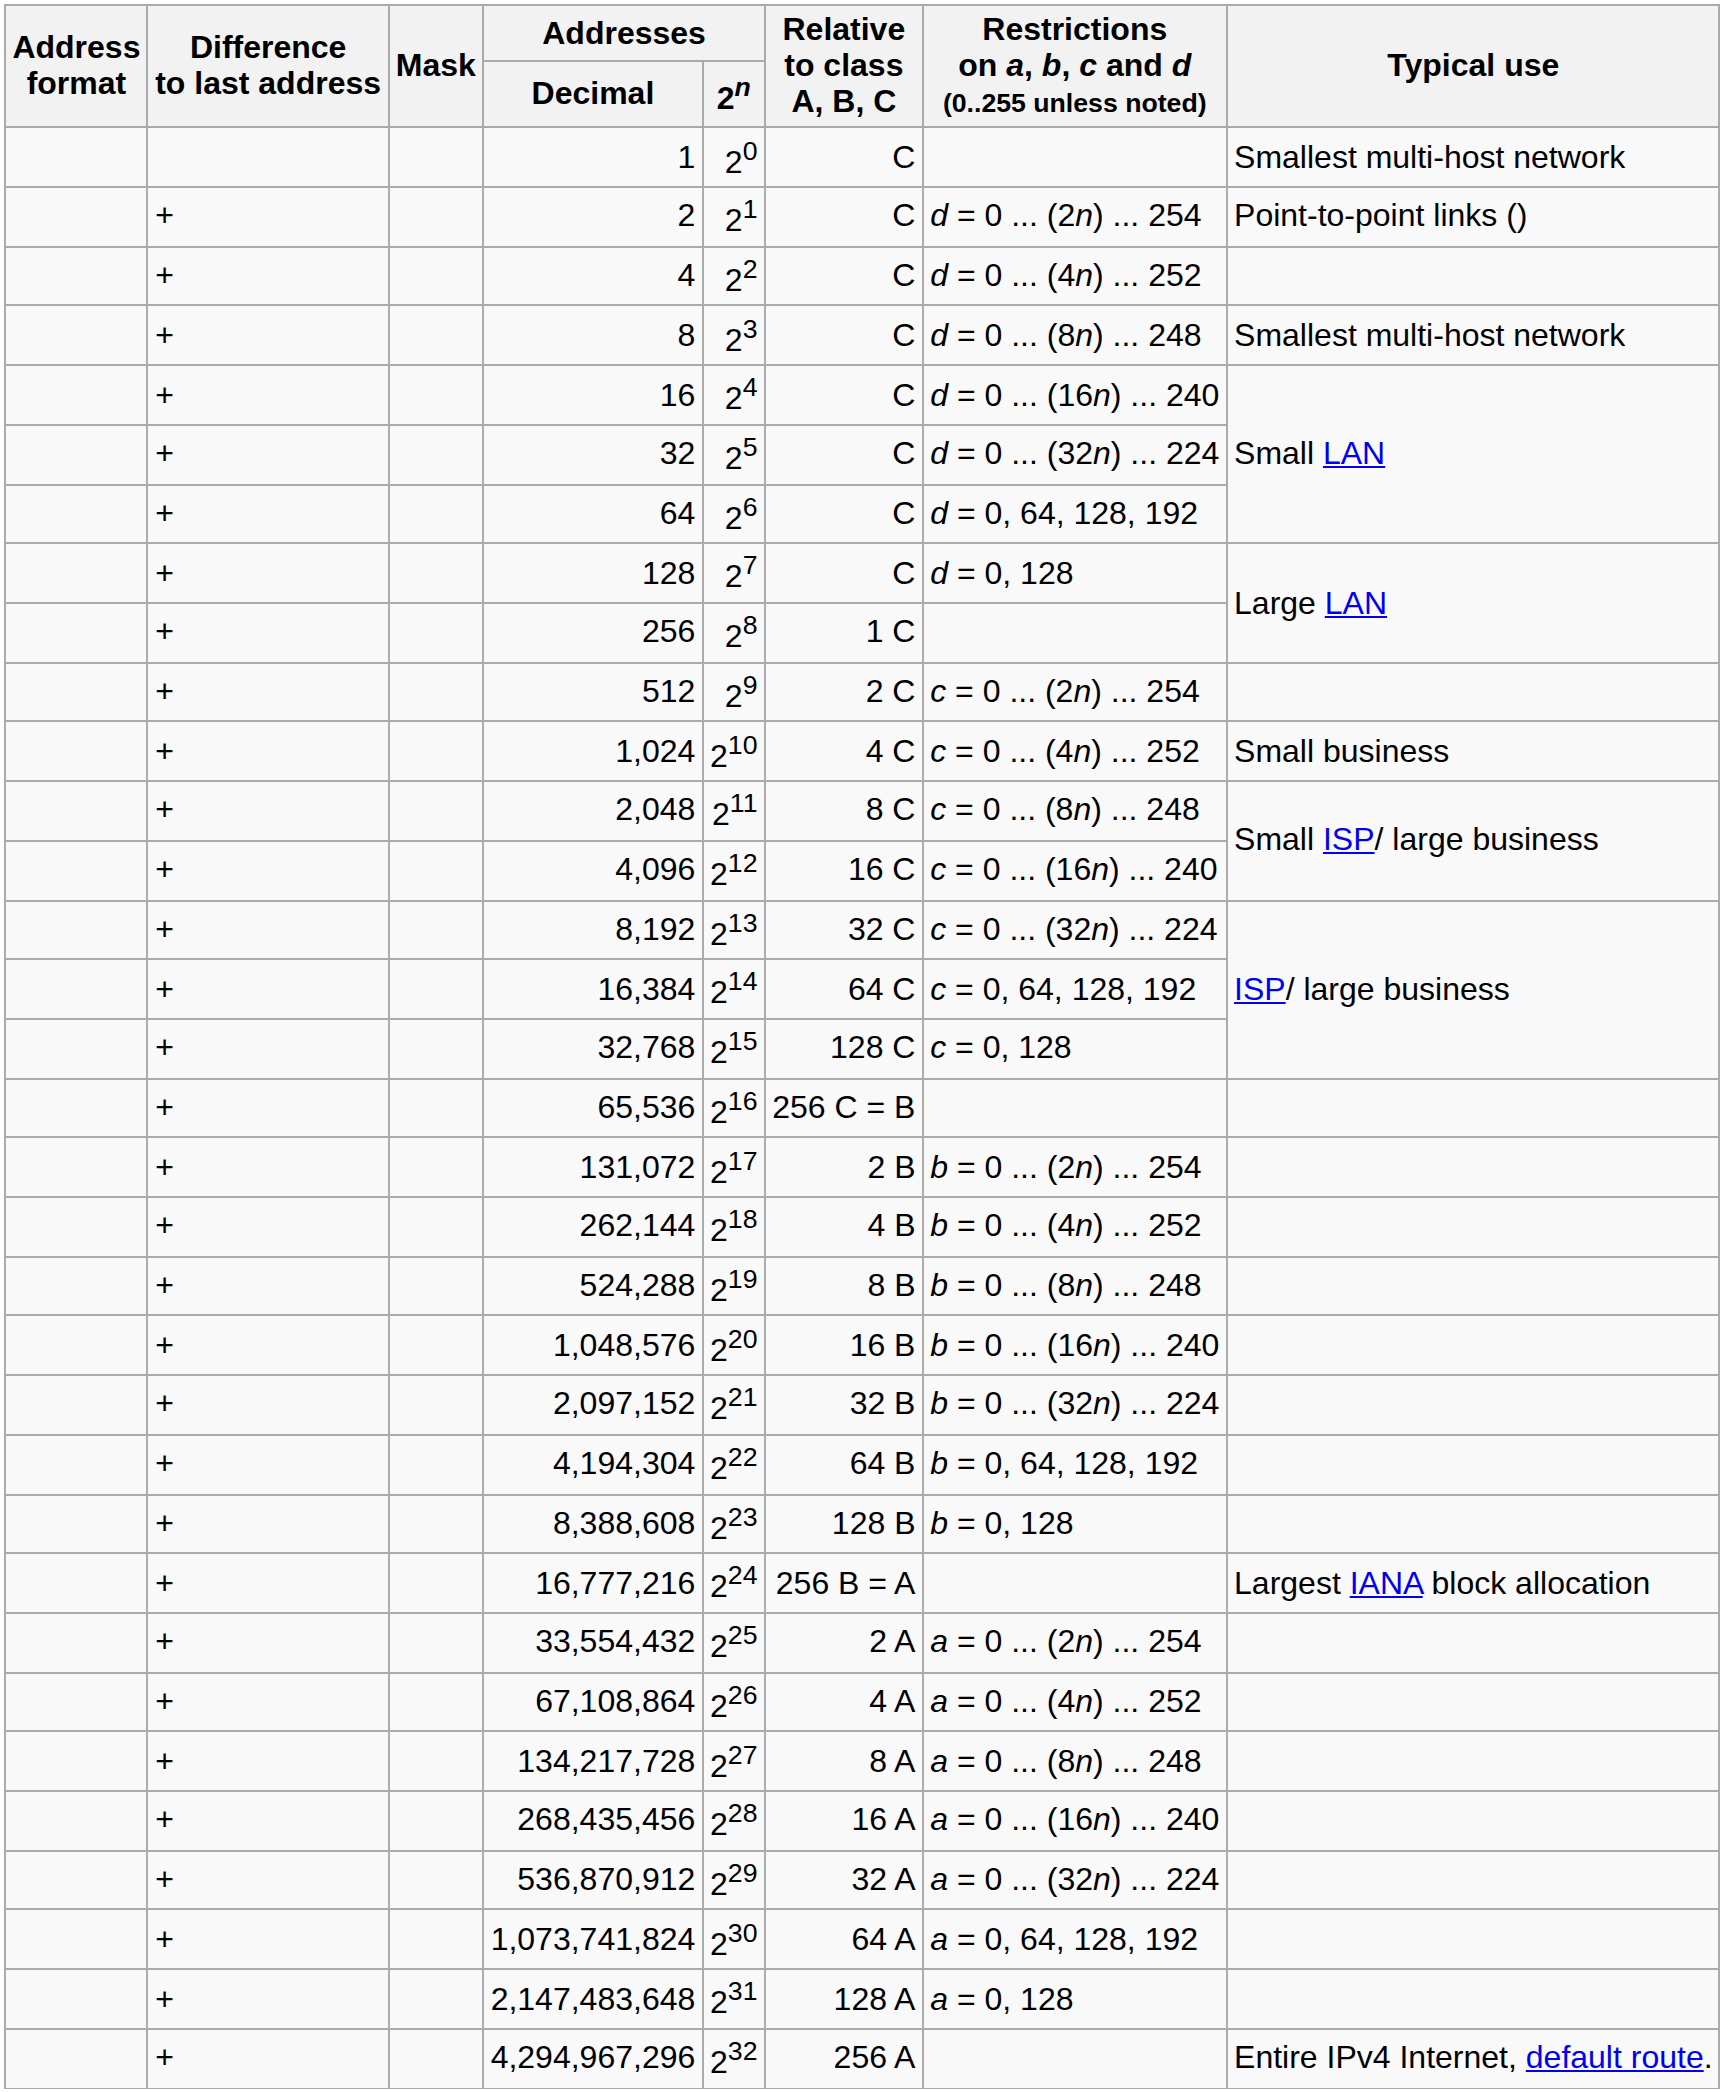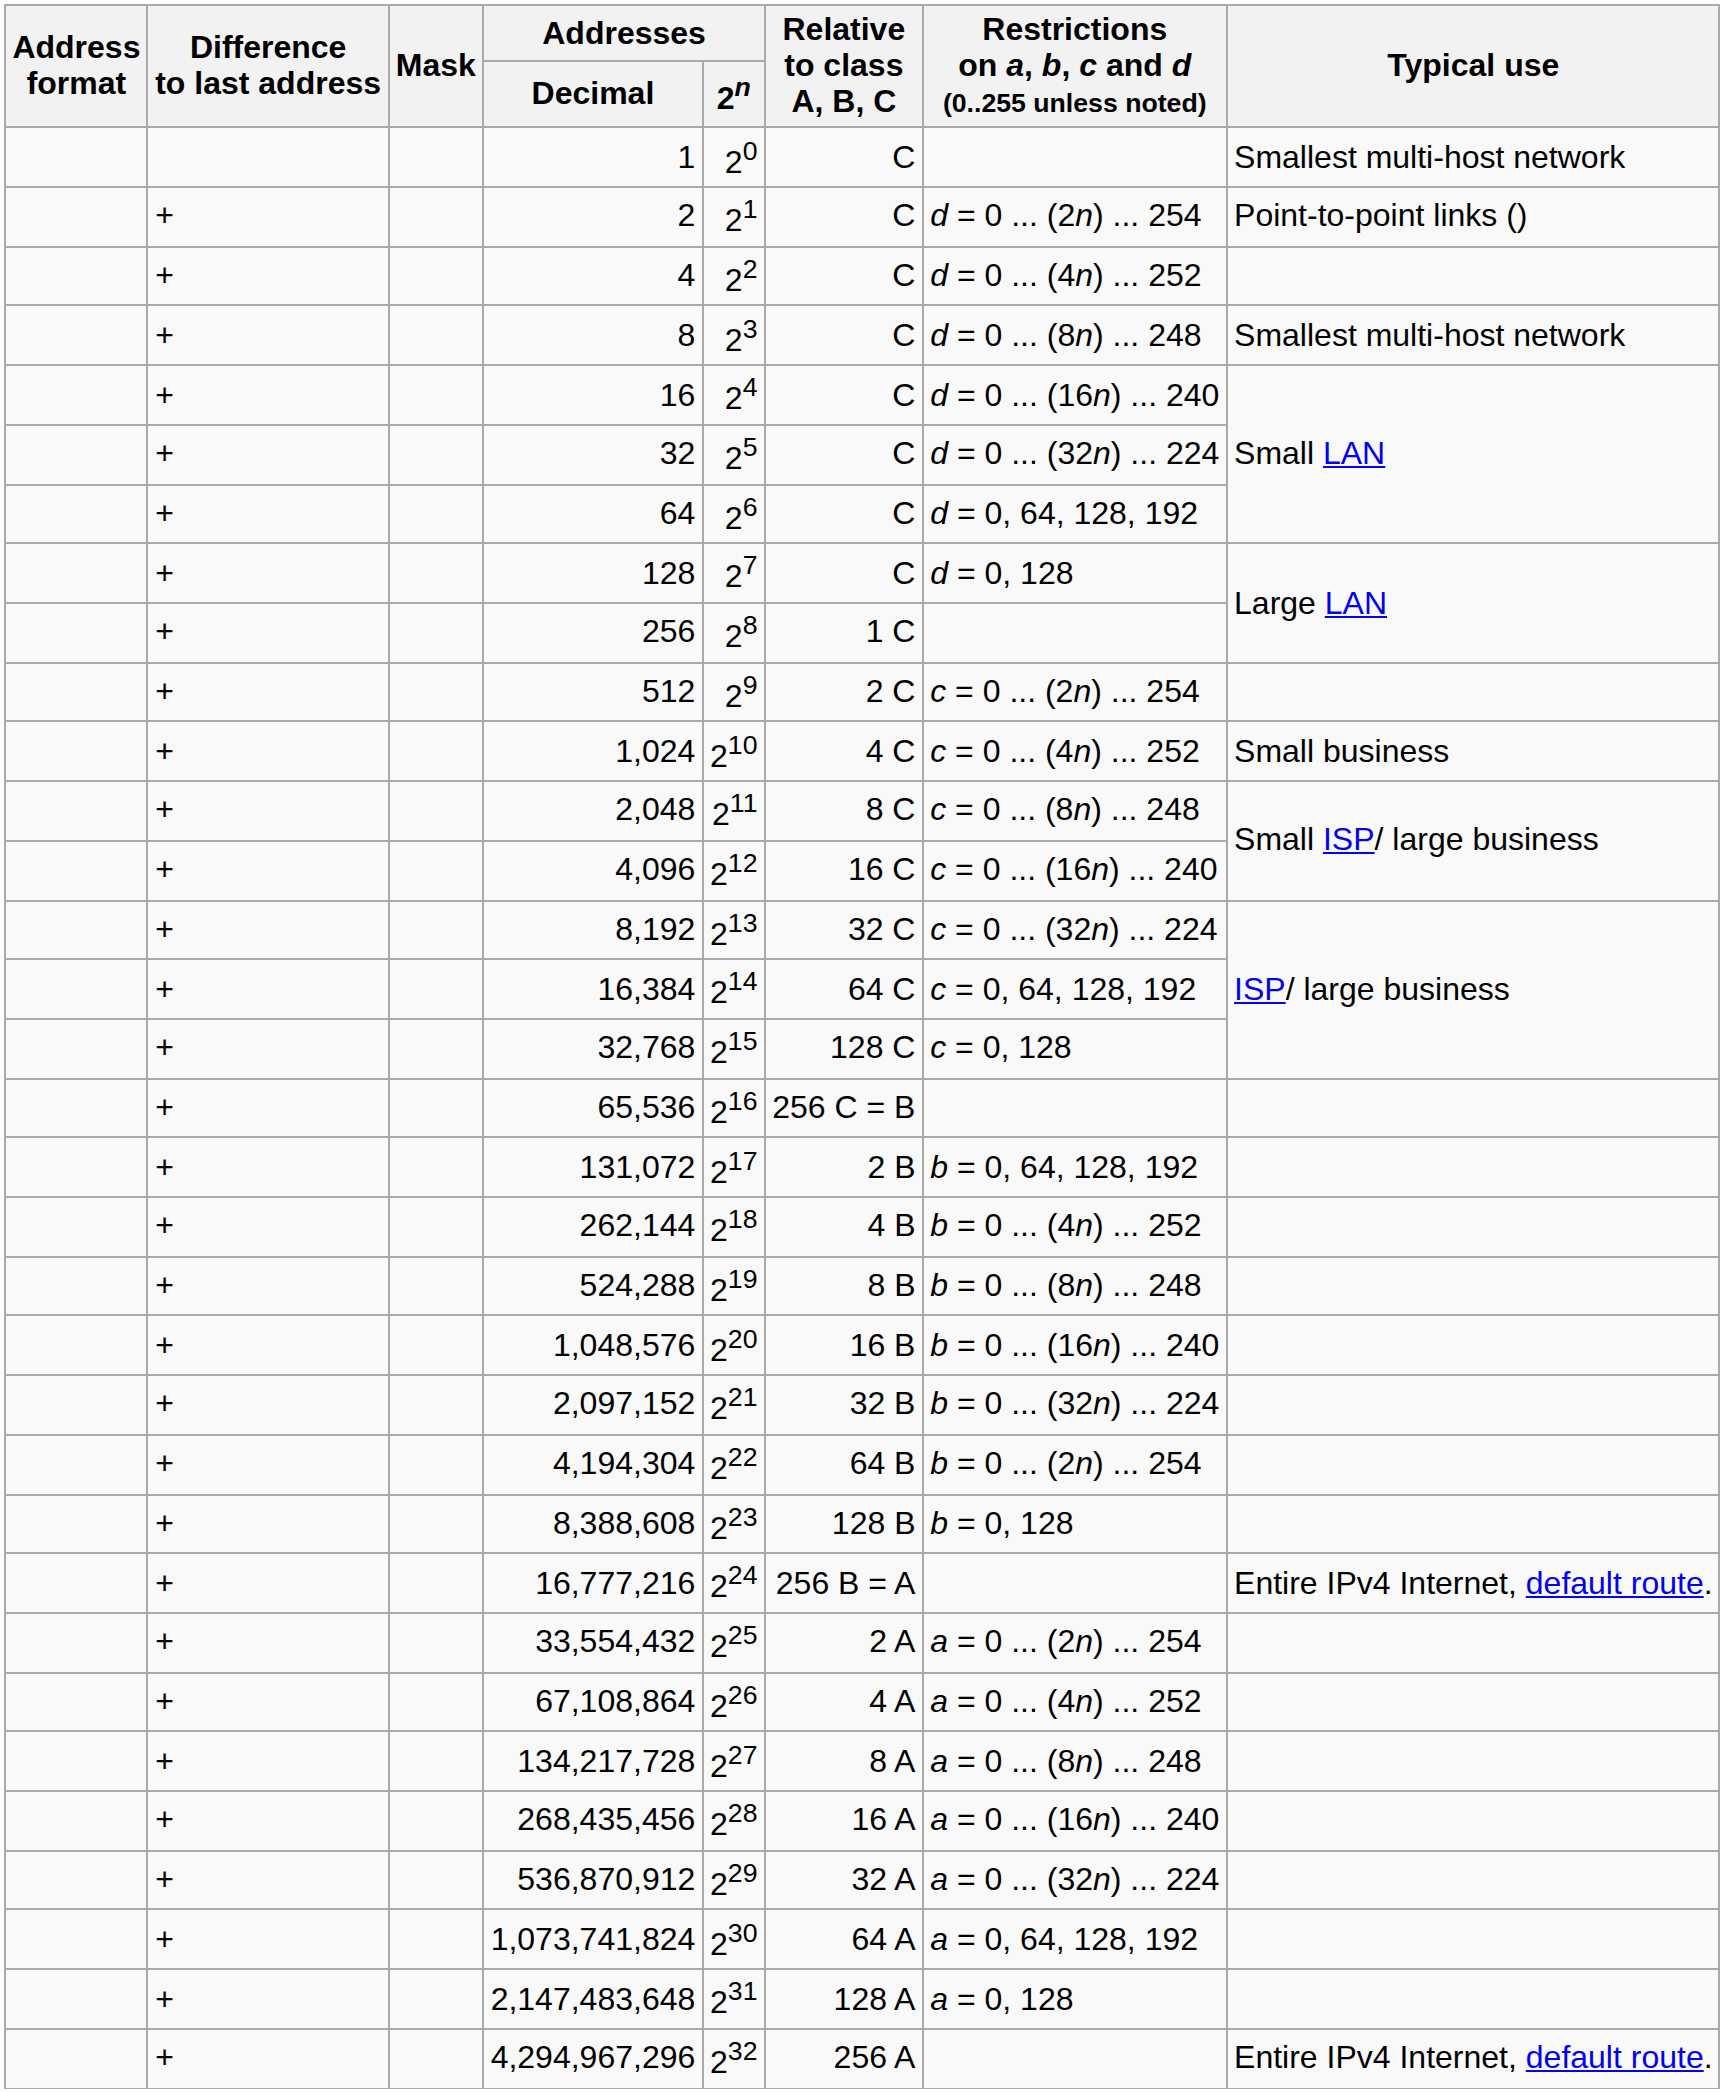(1066, 1166) b = 0 ... (2n) ... 254 -> (1064, 1166) b = 0, 64, 128, 192
(1064, 1463) b = 0, 64, 128, 192 -> (1066, 1463) b = 0 ... (2n) ... 254
(1442, 1582) Largest IANA block allocation -> (1473, 1582) Entire IPv4 Internet, default route.
